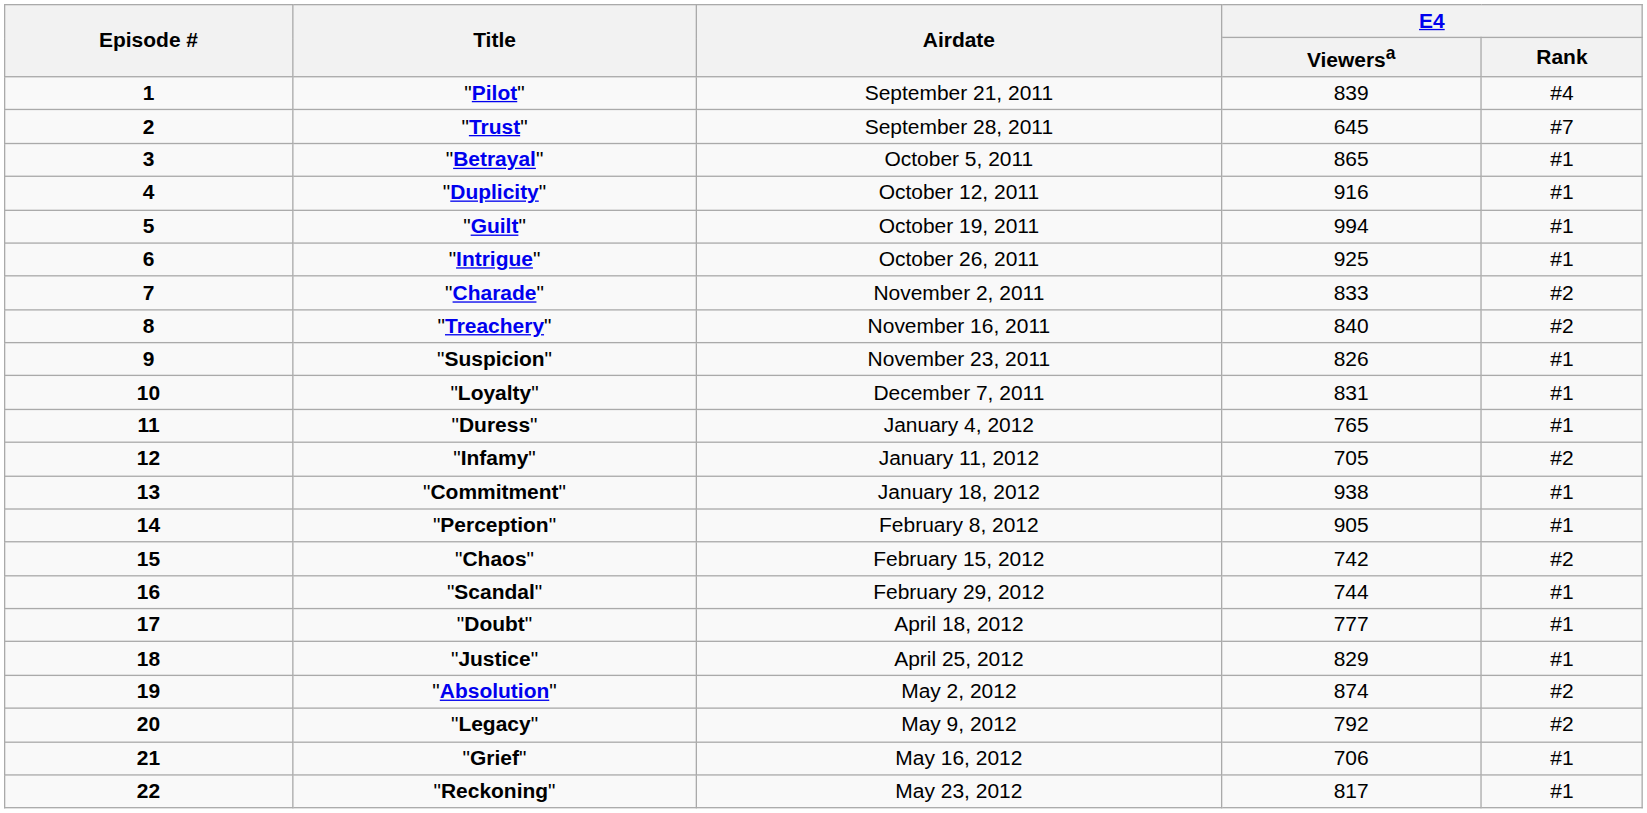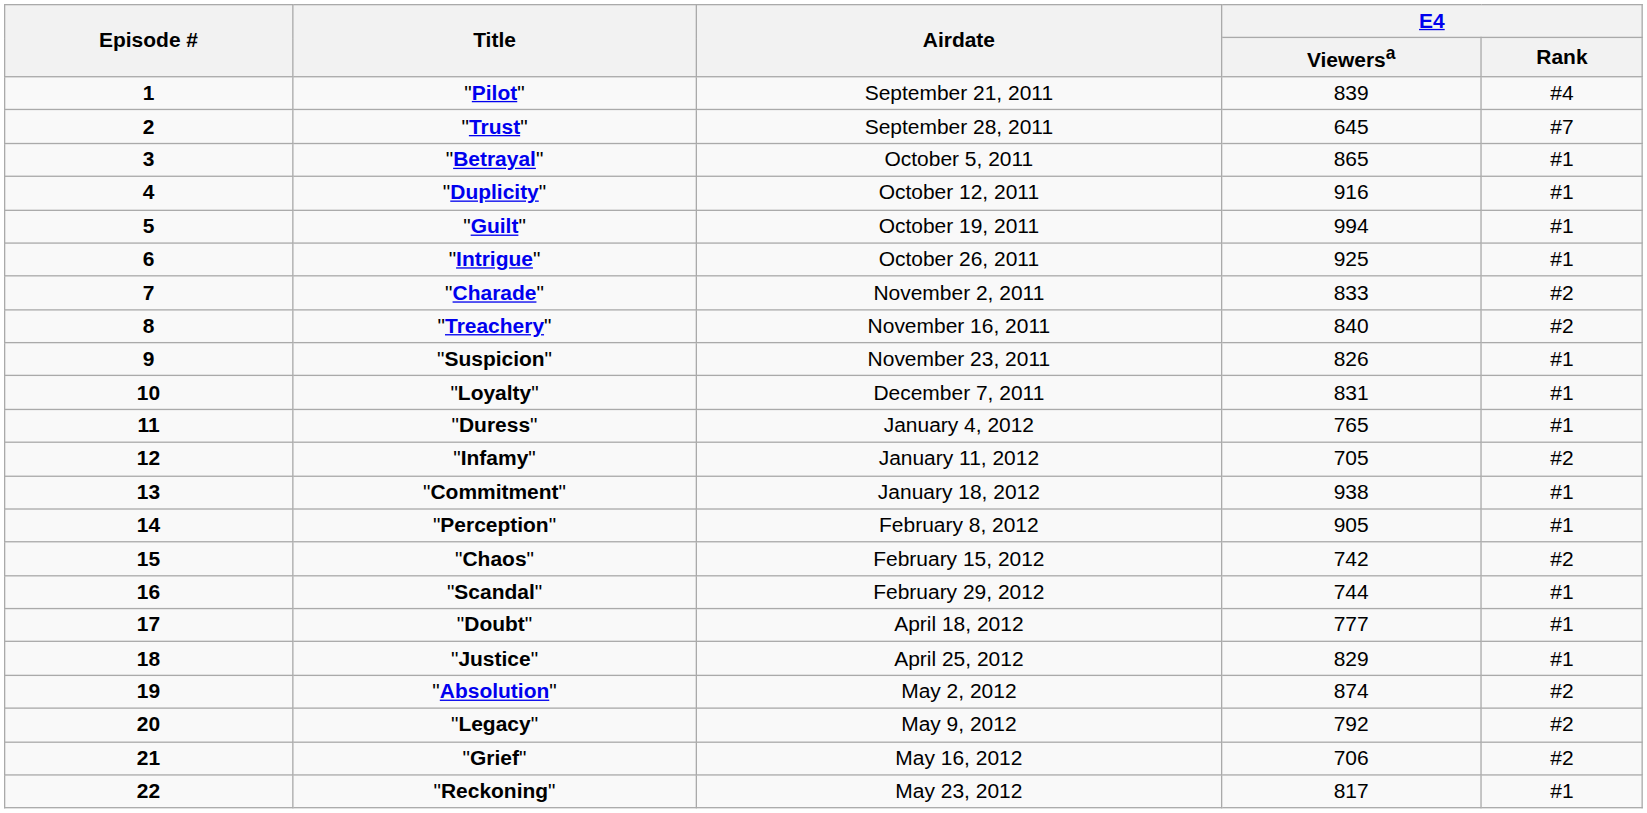(1562, 758) #1 -> (1562, 758) #2
